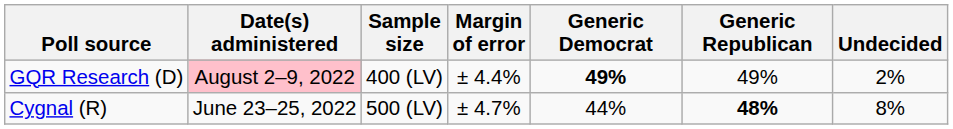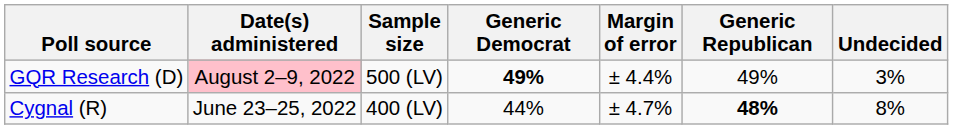columns swapped: (489, 33) <-> (606, 33)
(404, 76) 400 (LV) -> (404, 76) 500 (LV)
(890, 76) 2% -> (890, 76) 3%
(404, 109) 500 (LV) -> (404, 109) 400 (LV)
